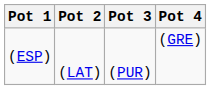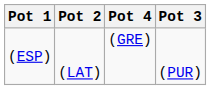columns swapped: (130, 16) <-> (180, 16)
